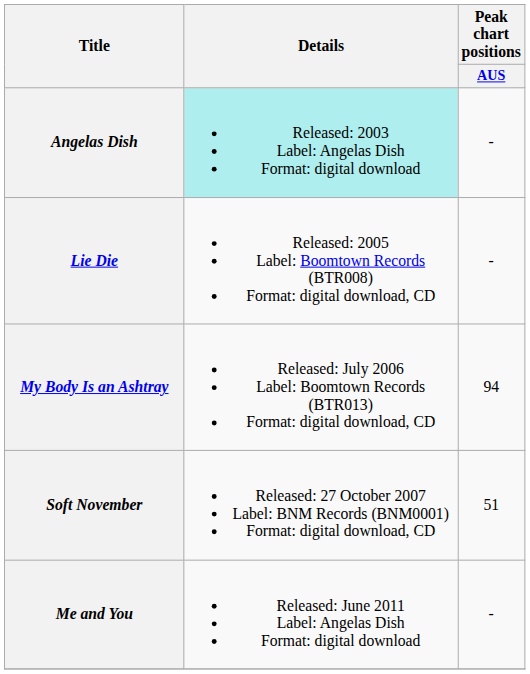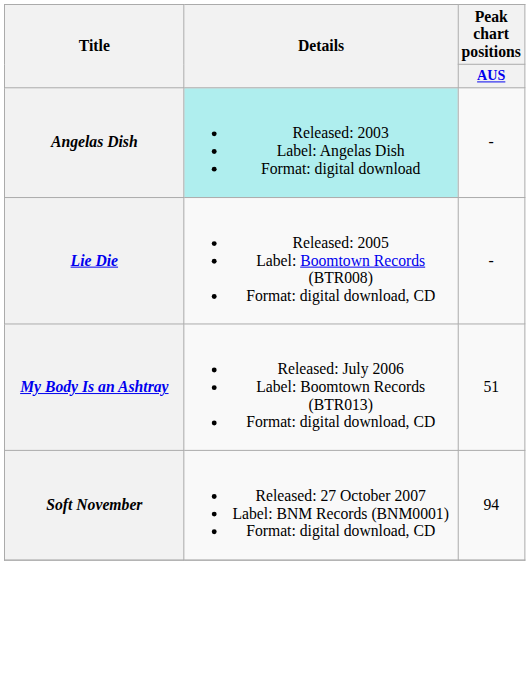(491, 387) 94 -> (491, 387) 51
(491, 505) 51 -> (491, 505) 94
- row: (94, 614)
